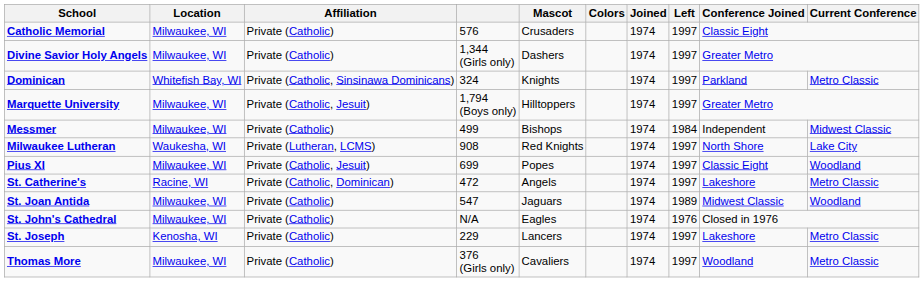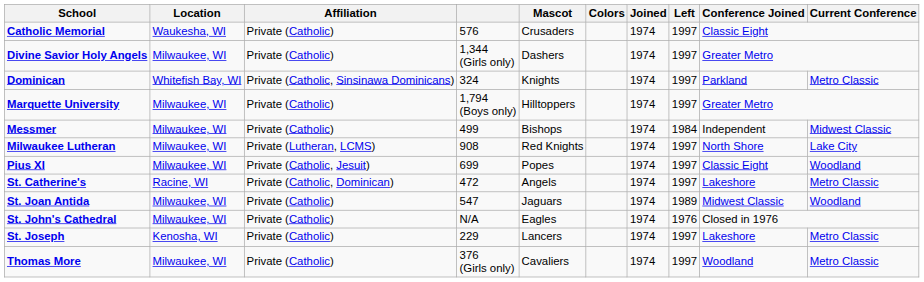(189, 31) Milwaukee, WI -> (189, 31) Waukesha, WI
(308, 104) Private (Catholic, Jesuit) -> (290, 104) Private (Catholic)
(189, 147) Waukesha, WI -> (189, 147) Milwaukee, WI
